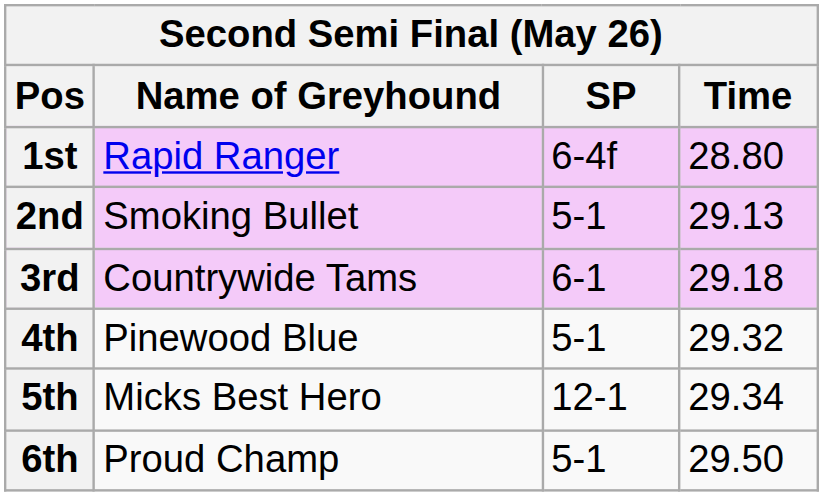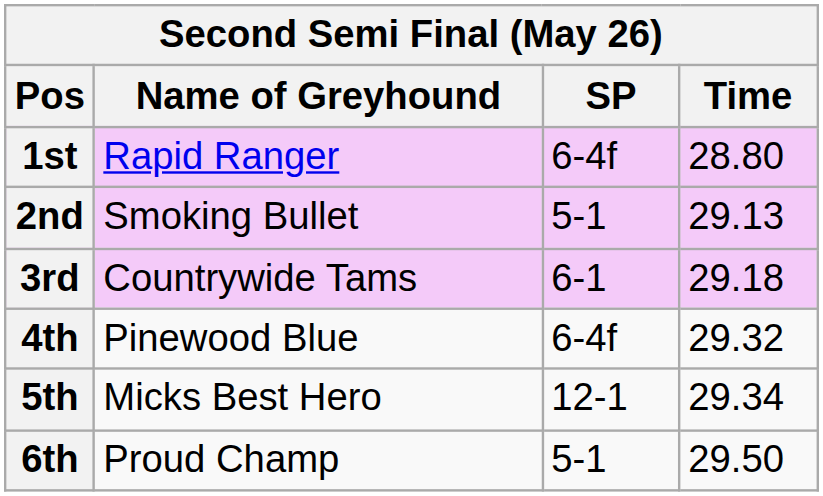(579, 338) 5-1 -> (584, 338) 6-4f
